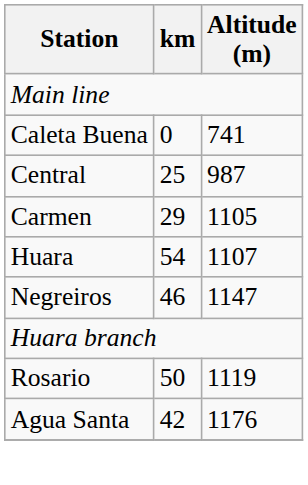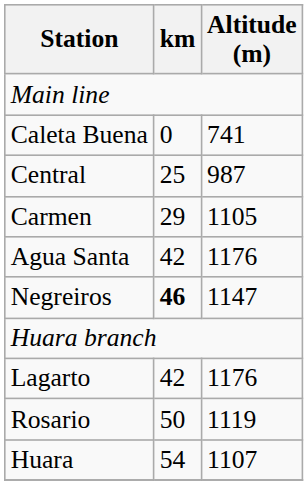rows swapped: (70, 418) <-> (42, 256)
(172, 297) normal -> (172, 297) bold
+ row: (51, 378)
